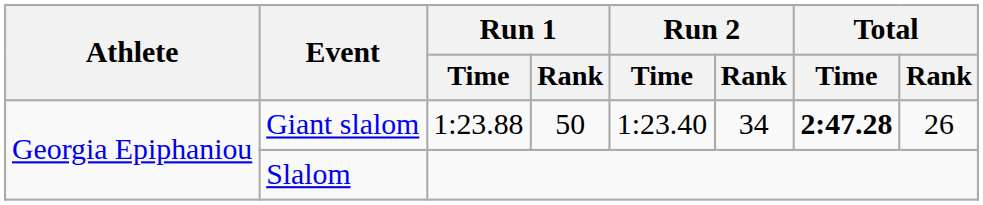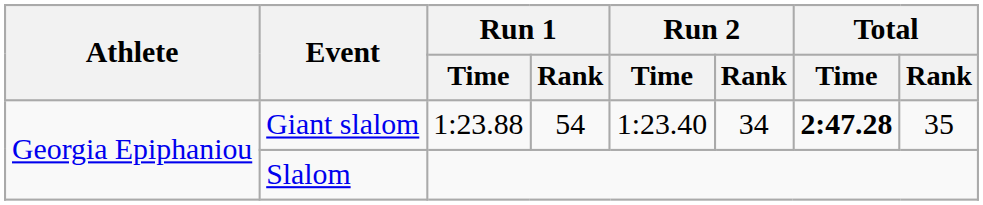(570, 125) 50 -> (570, 125) 54
(939, 125) 26 -> (939, 125) 35
